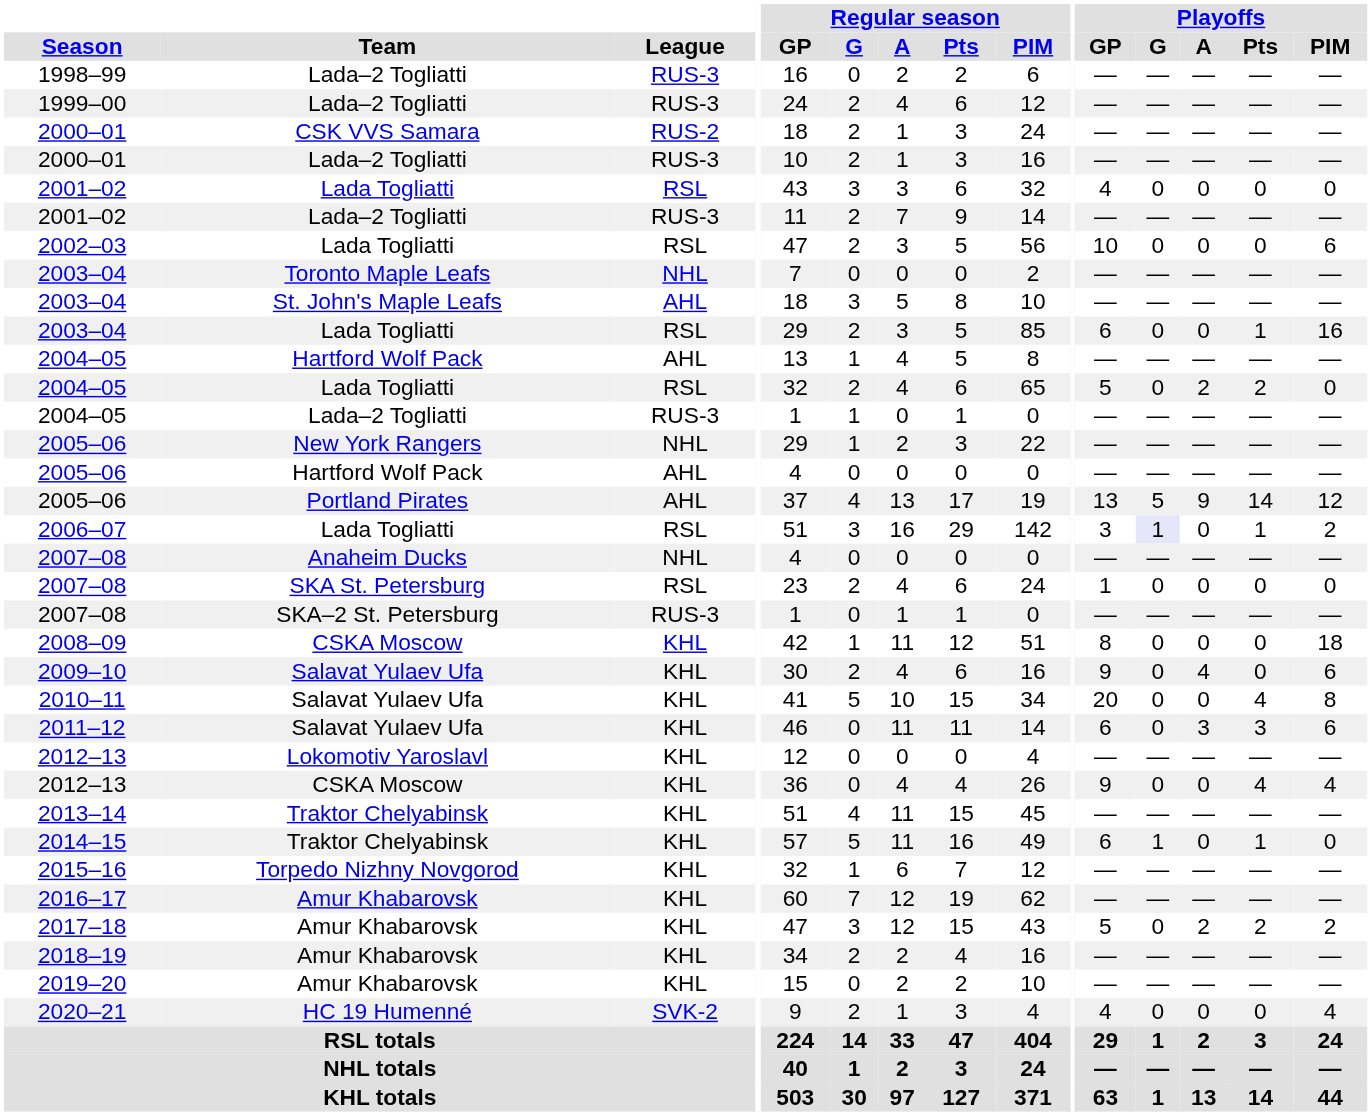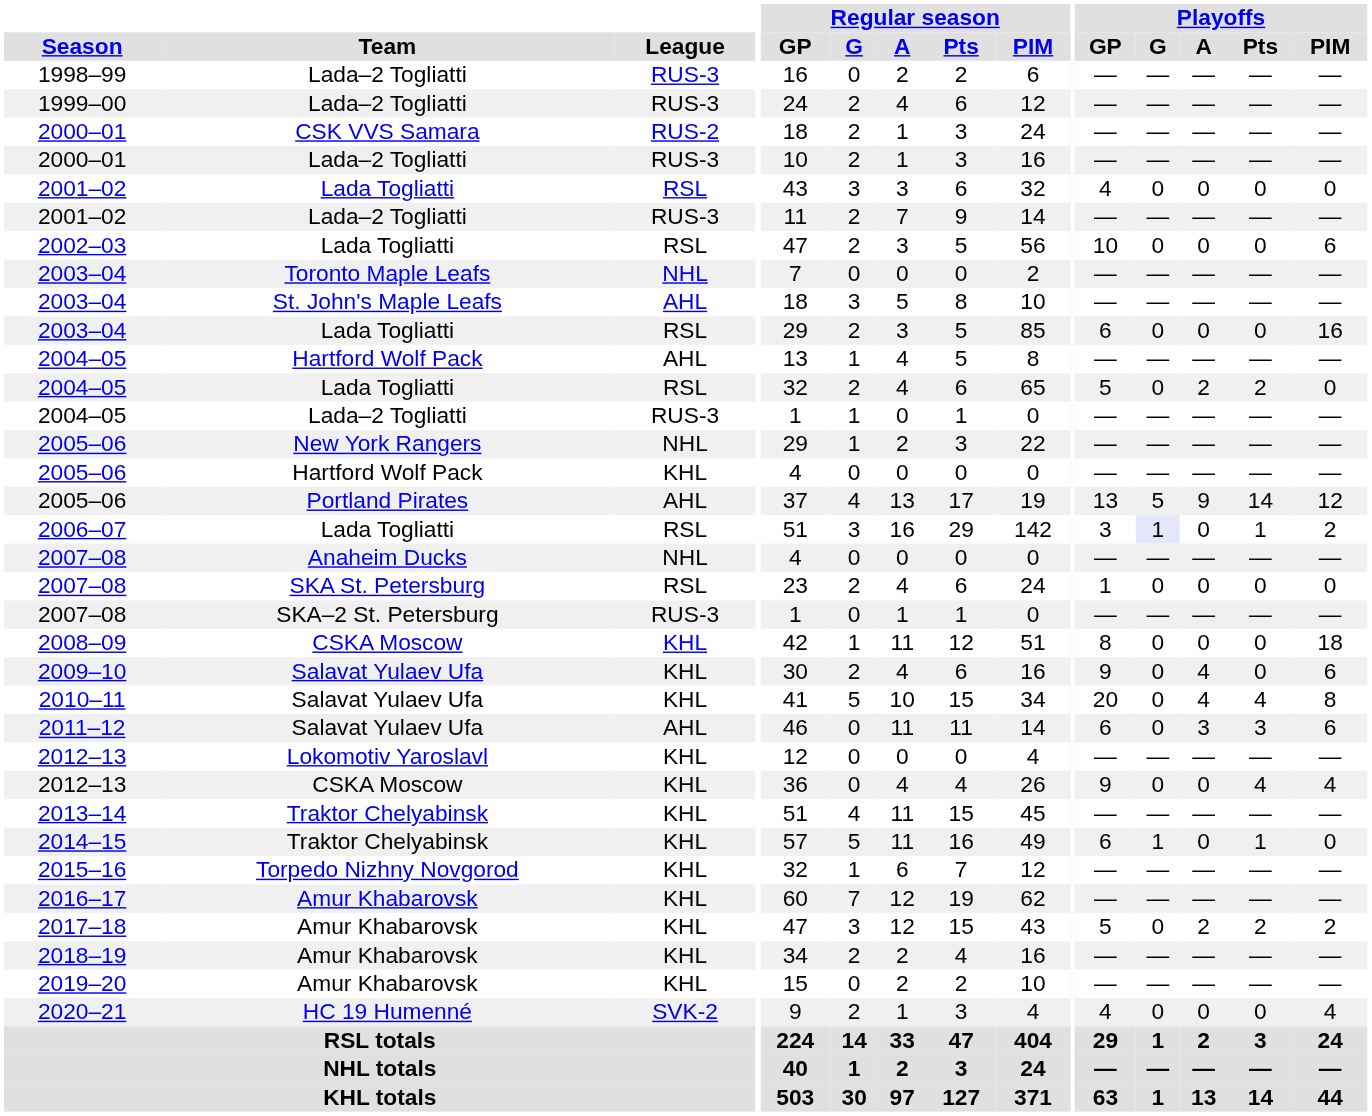(1260, 330) 1 -> (1260, 330) 0
(685, 472) AHL -> (685, 472) KHL
(1204, 699) 0 -> (1204, 699) 4
(685, 727) KHL -> (685, 727) AHL
